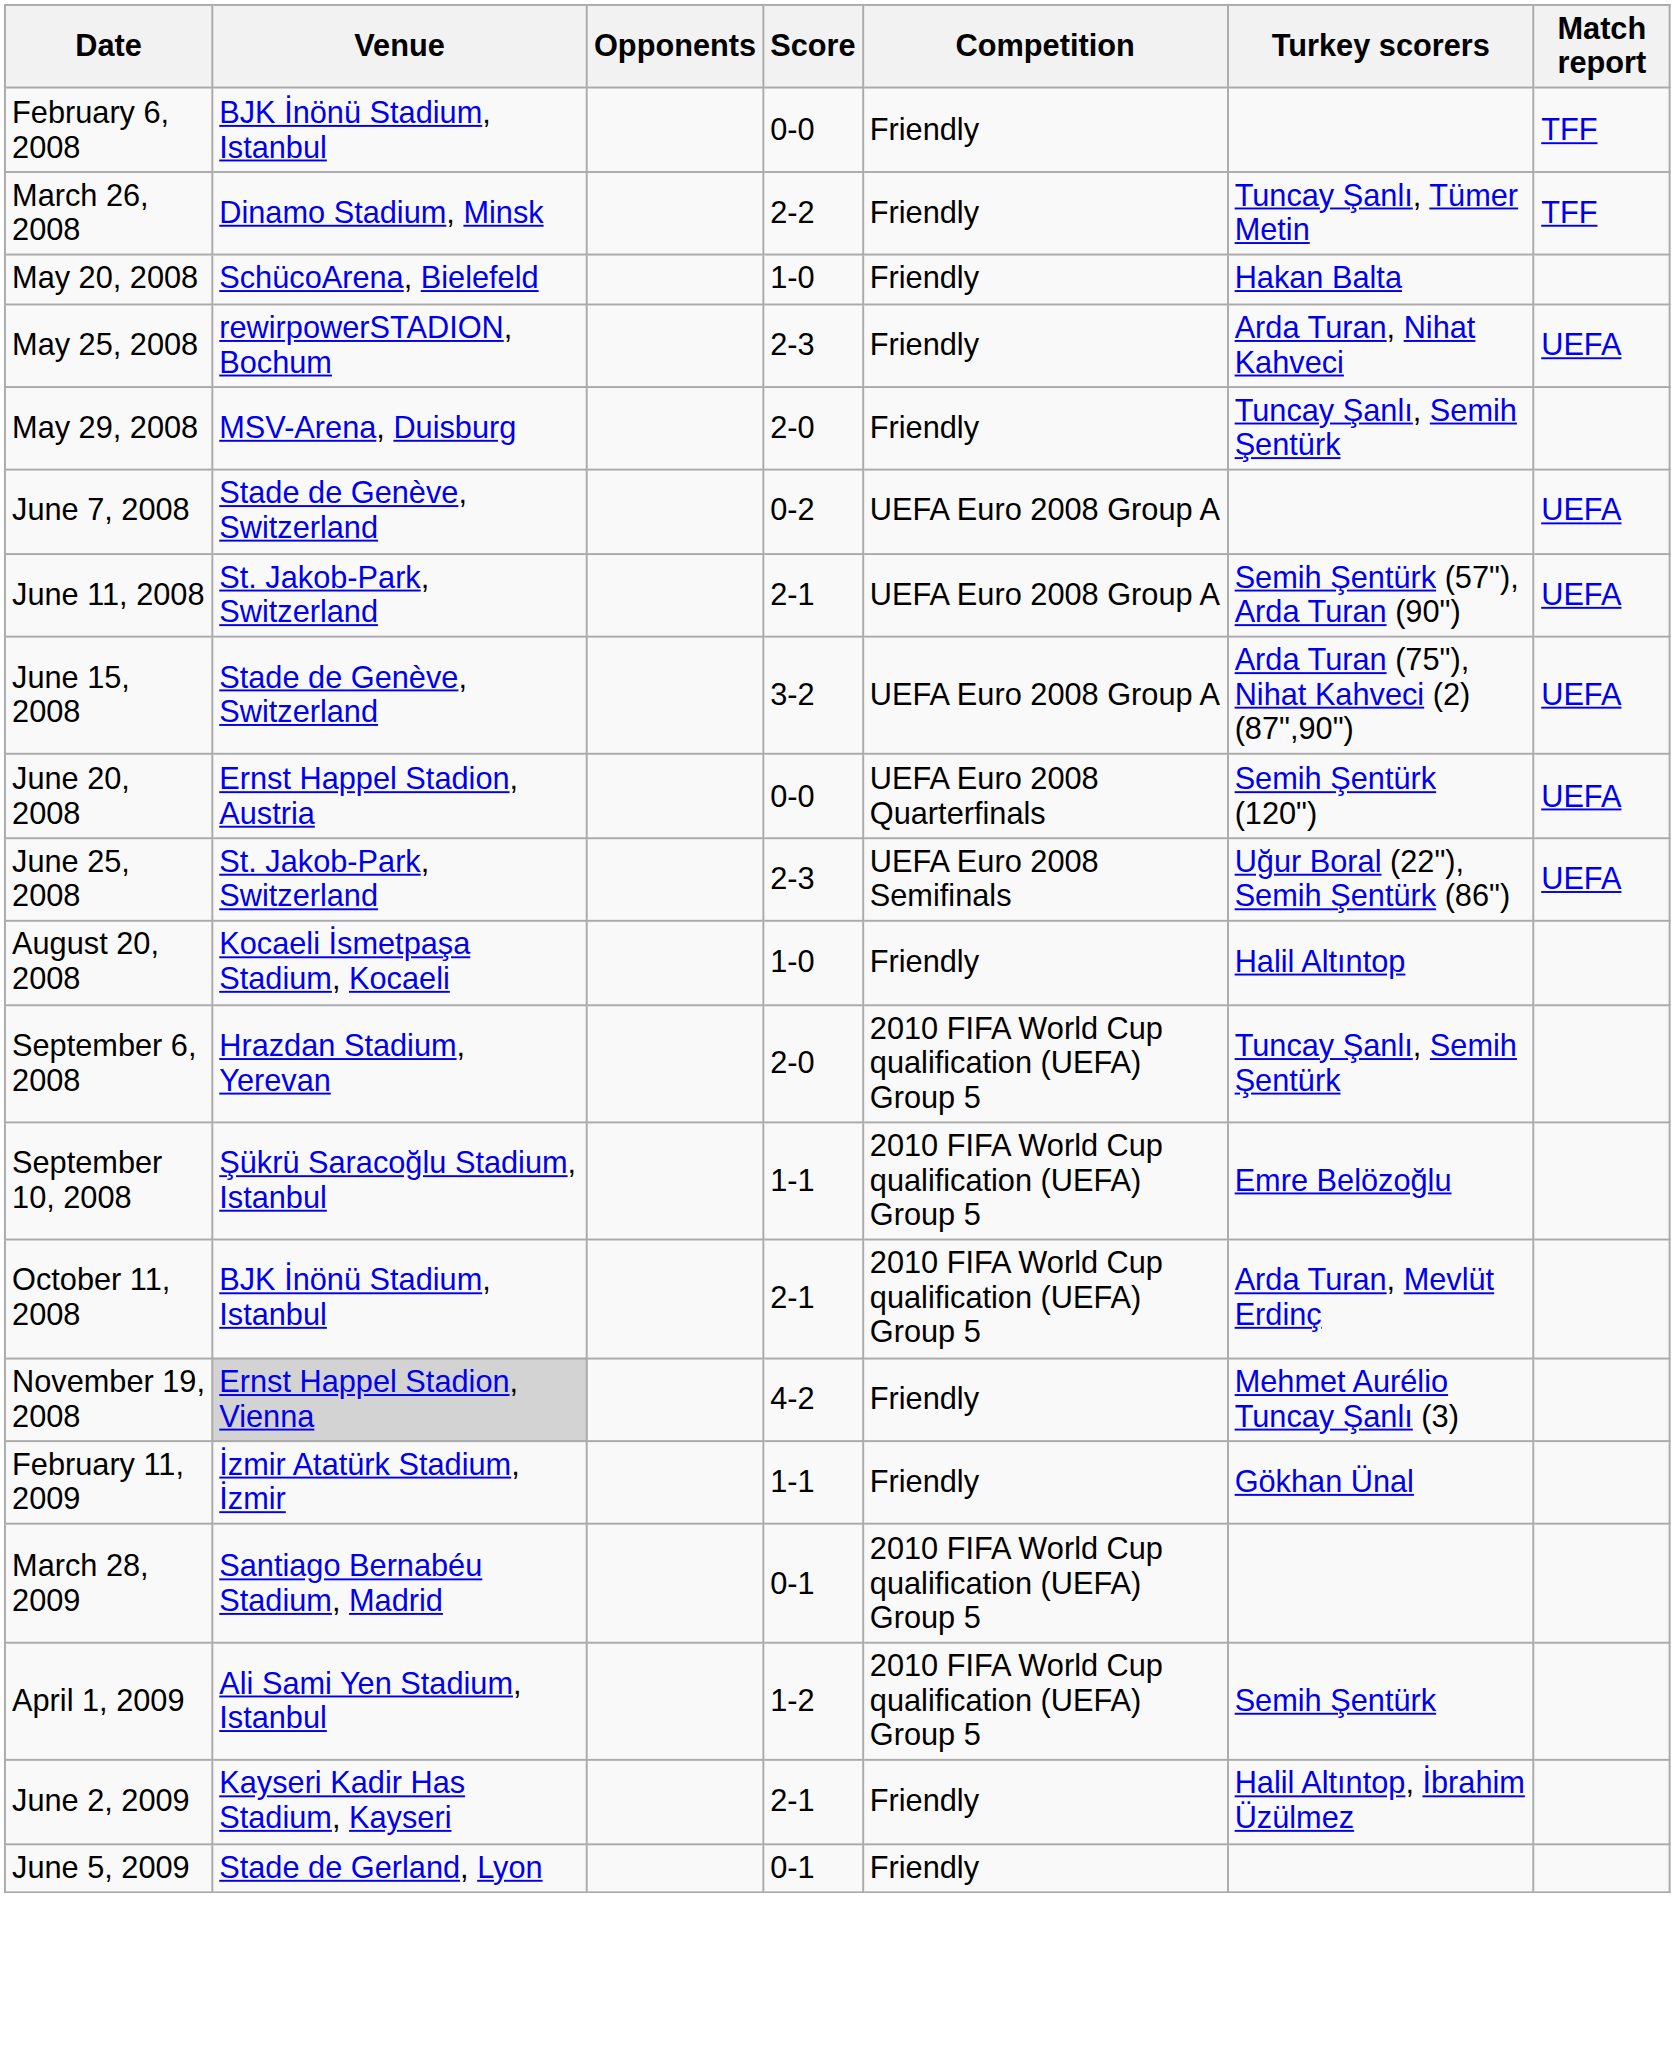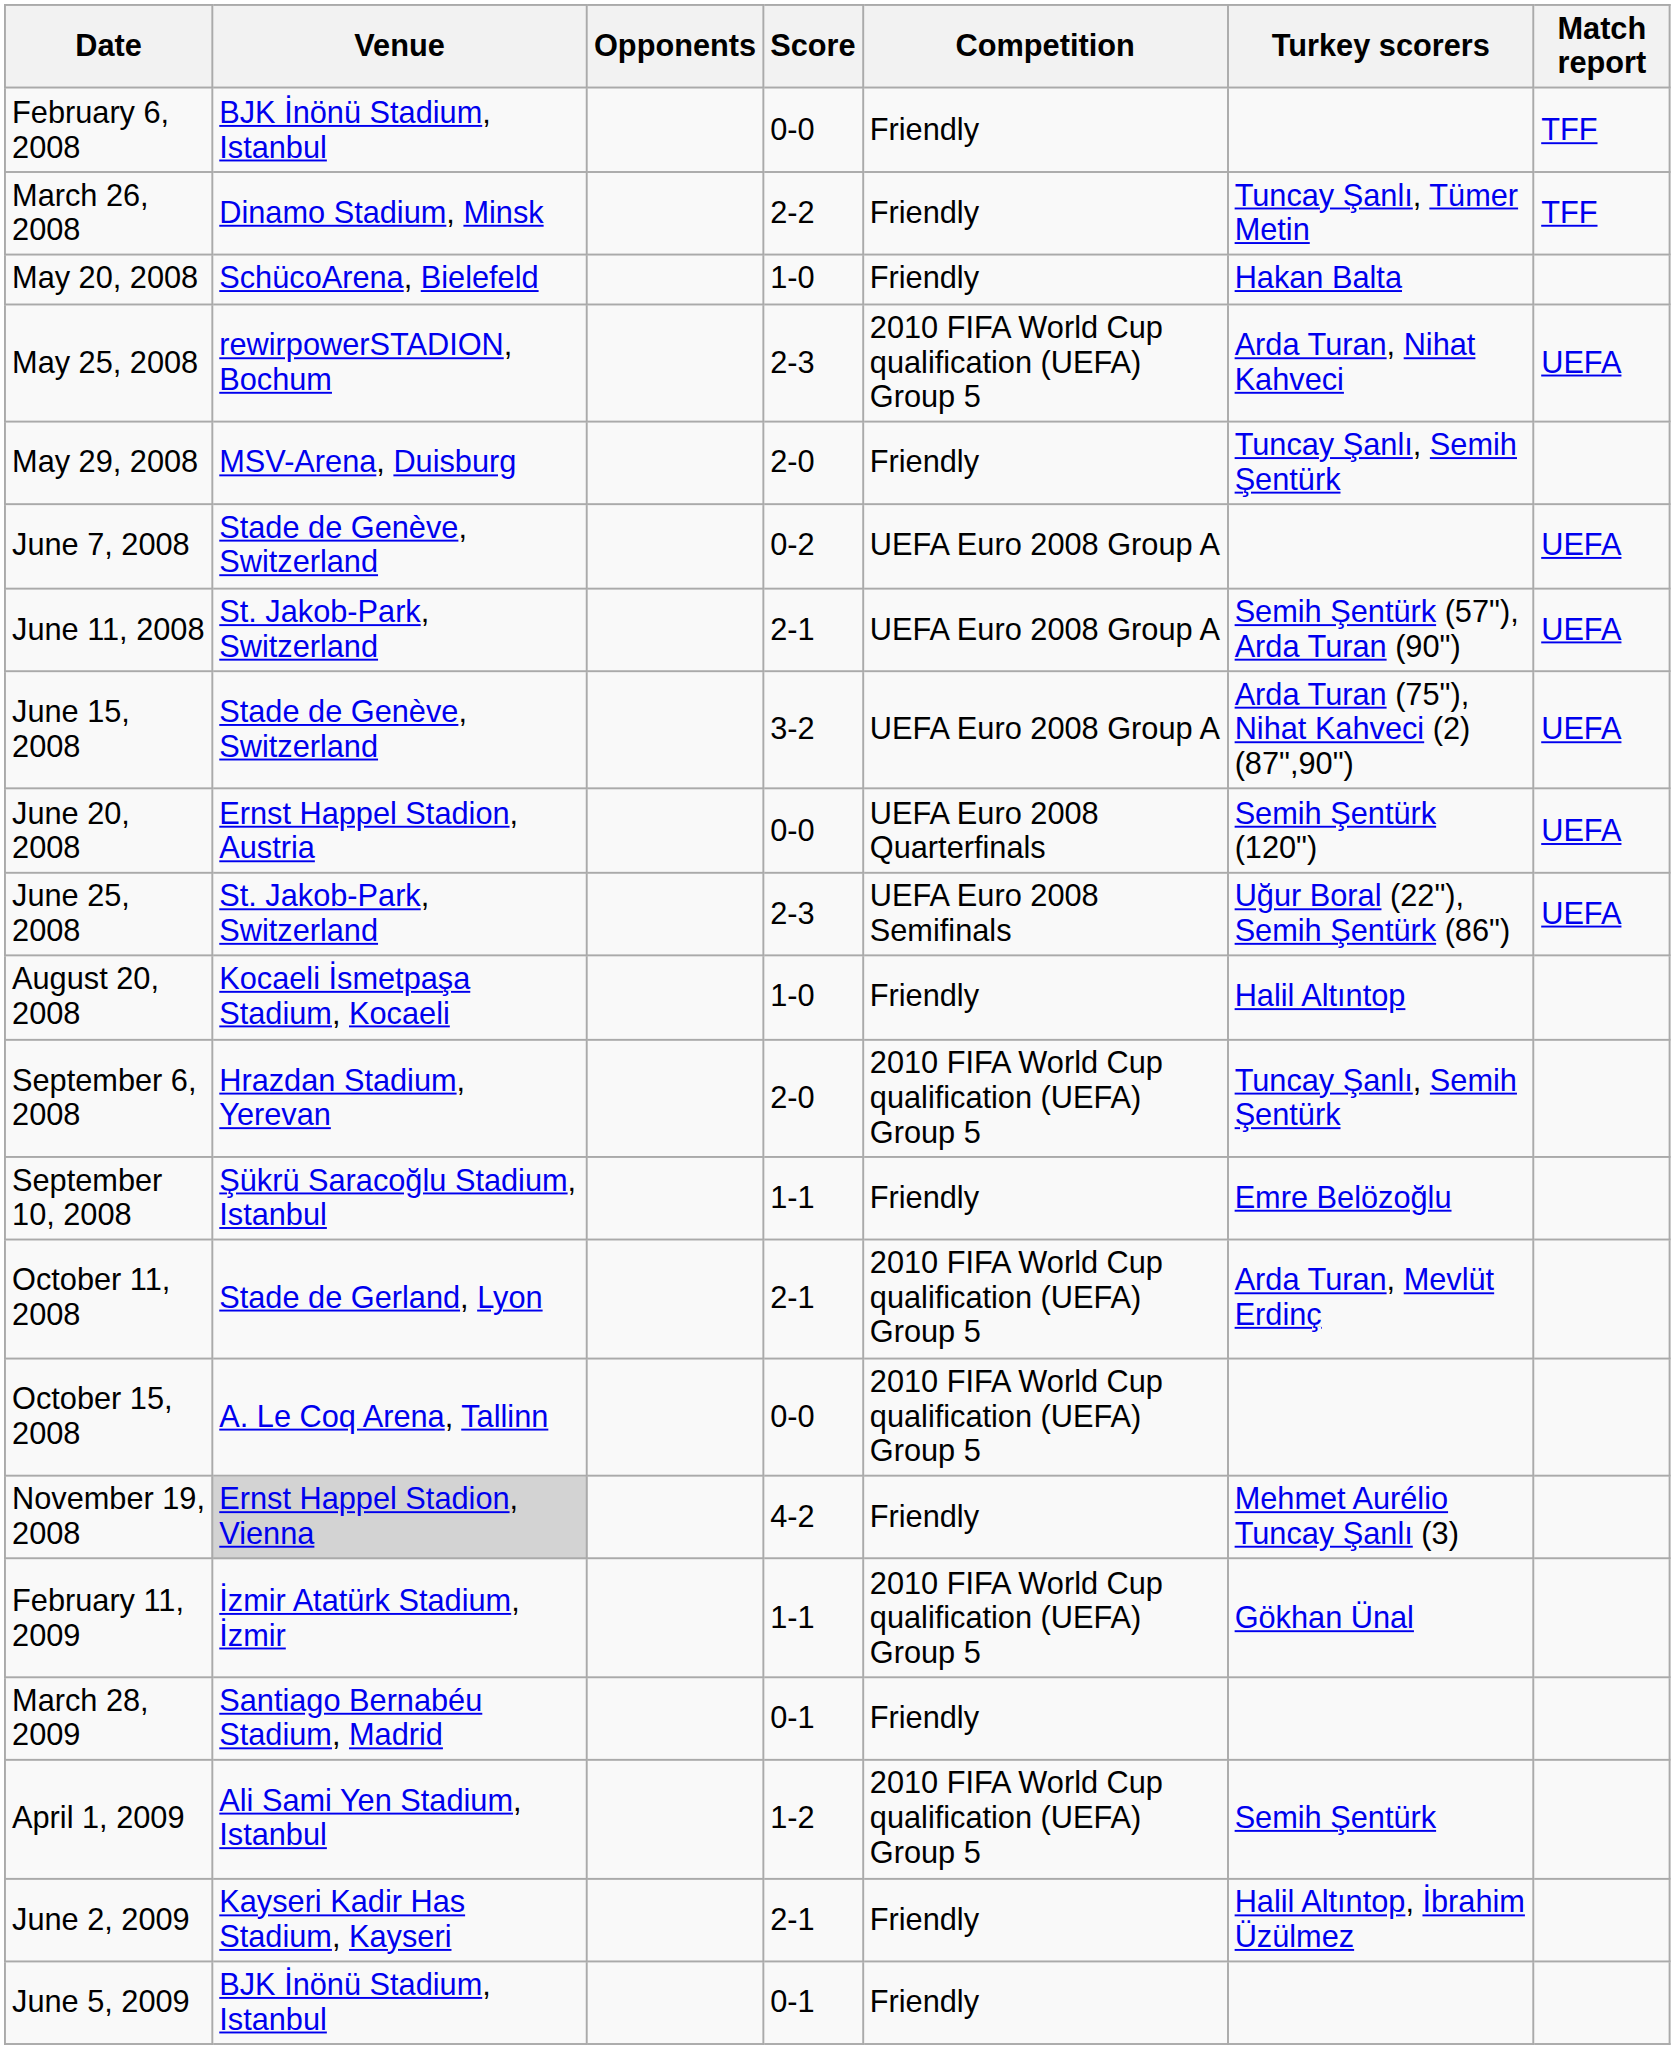(924, 344) Friendly -> (1016, 361) 2010 FIFA World Cup qualification (UEFA) Group 5
(1016, 1180) 2010 FIFA World Cup qualification (UEFA) Group 5 -> (924, 1197) Friendly
(355, 1298) BJK İnönü Stadium, Istanbul -> (381, 1298) Stade de Gerland, Lyon
+ row: (92, 1416)
(924, 1482) Friendly -> (1016, 1617) 2010 FIFA World Cup qualification (UEFA) Group 5
(1016, 1582) 2010 FIFA World Cup qualification (UEFA) Group 5 -> (924, 1717) Friendly
(381, 1867) Stade de Gerland, Lyon -> (355, 2002) BJK İnönü Stadium, Istanbul
